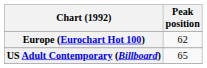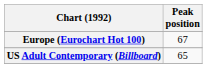(183, 39) 62 -> (183, 39) 67
